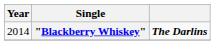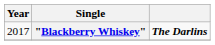(18, 31) 2014 -> (18, 31) 2017
